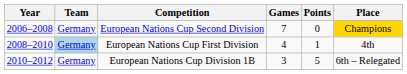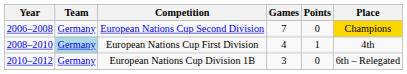(317, 61) 5 -> (317, 61) 0
